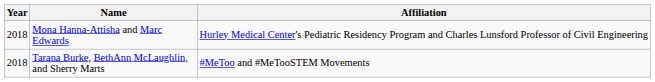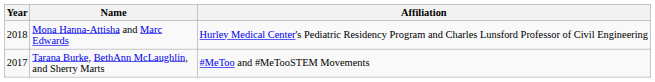(17, 63) 2018 -> (17, 63) 2017
